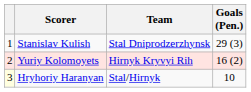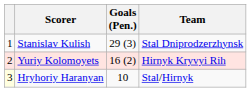columns swapped: (229, 19) <-> (159, 19)
